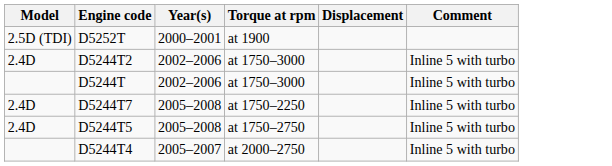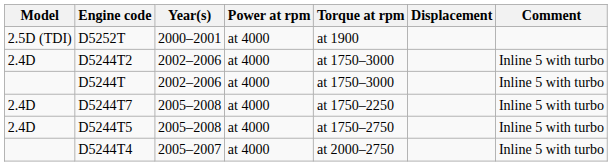+ column: (269, 15)
